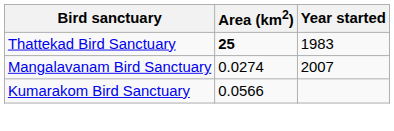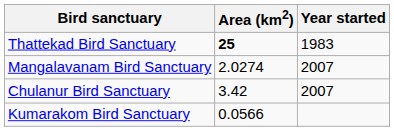(241, 67) 0.0274 -> (241, 67) 2.0274
+ row: (89, 91)
